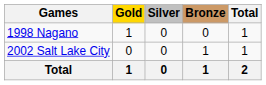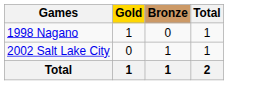- column: (164, 13)
